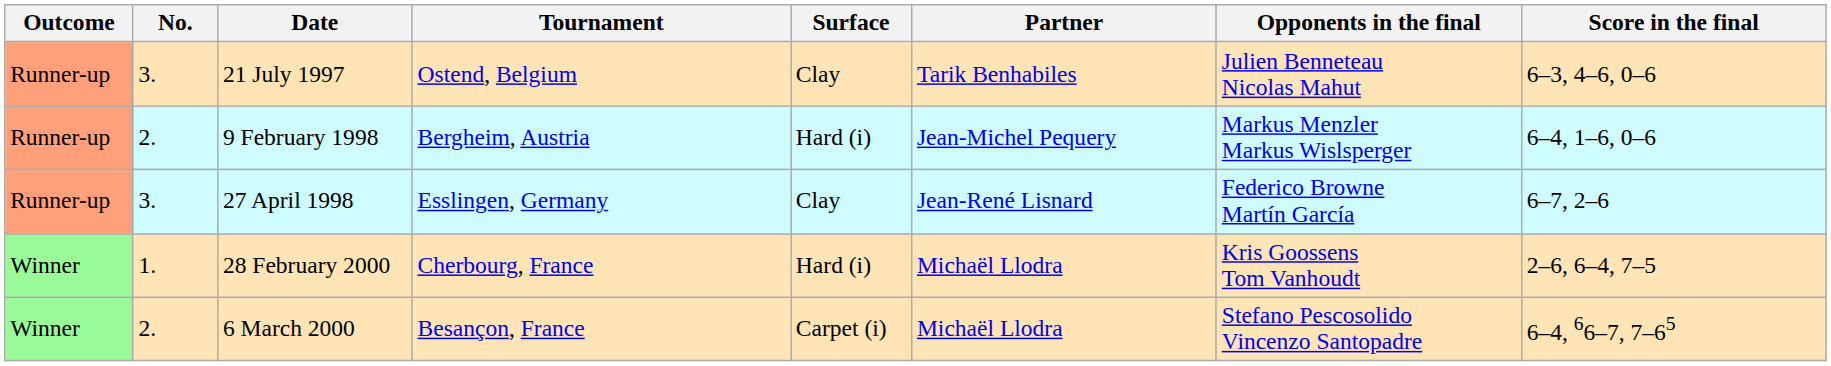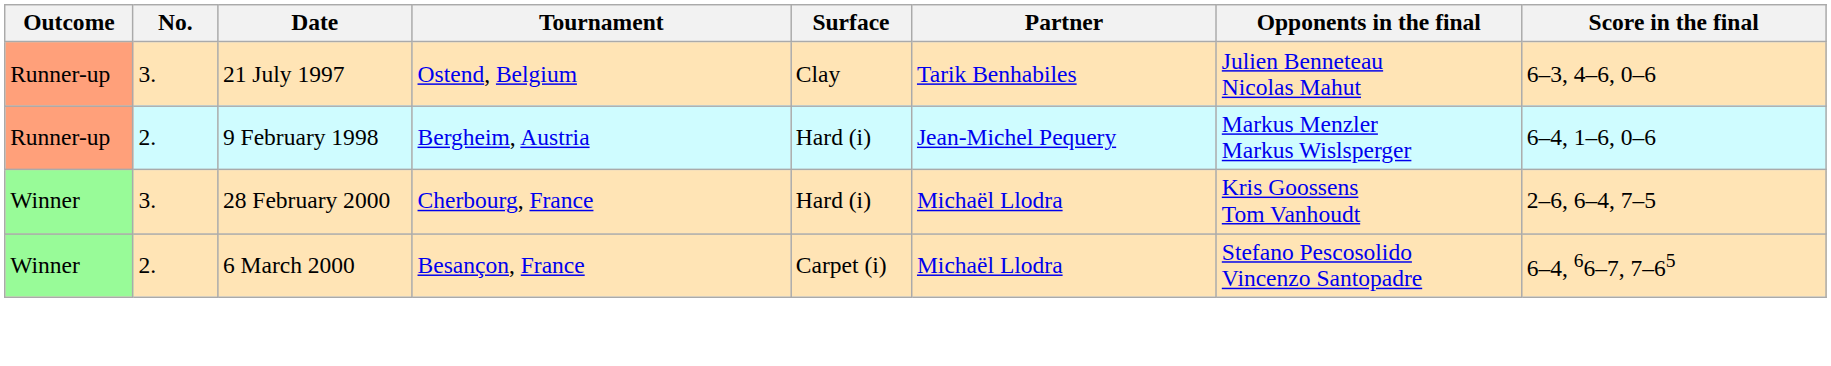- row: (288, 201)
(147, 264) 1. -> (147, 201) 3.
